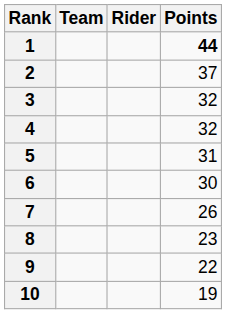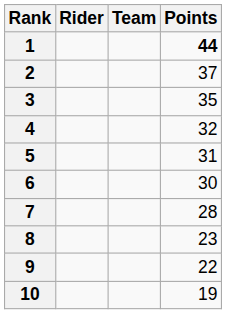columns swapped: (134, 18) <-> (81, 18)
(208, 101) 32 -> (208, 101) 35
(208, 211) 26 -> (208, 211) 28
